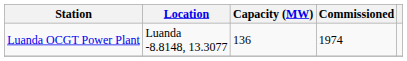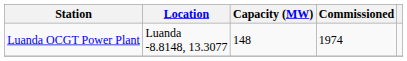(242, 39) 136 -> (242, 39) 148
